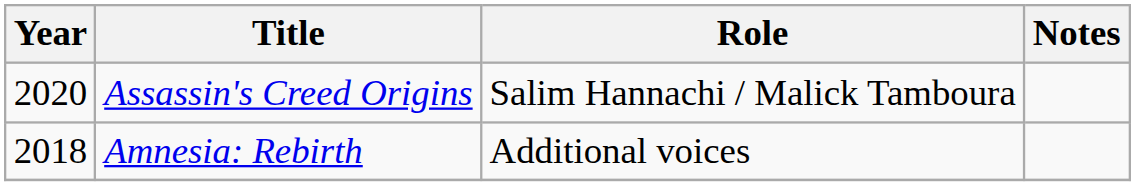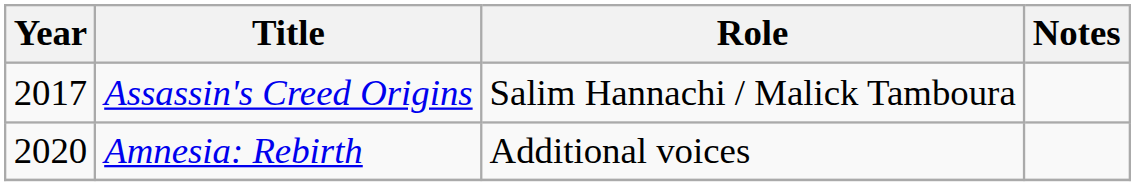(50, 92) 2020 -> (50, 92) 2017
(50, 150) 2018 -> (50, 150) 2020
